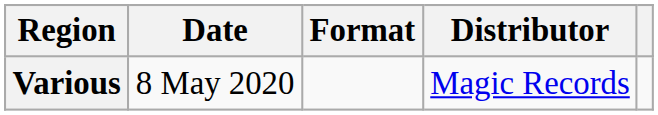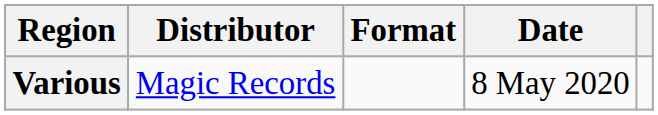columns swapped: (215, 30) <-> (530, 30)
